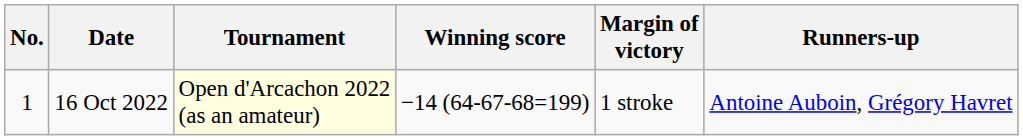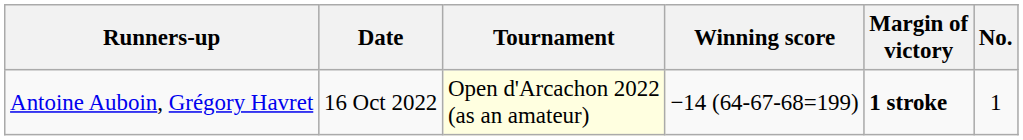columns swapped: (27, 37) <-> (861, 37)
(637, 102) normal -> (908, 102) bold
